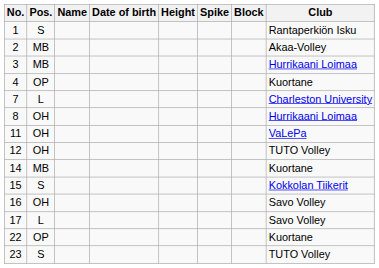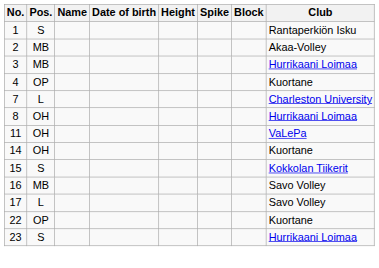- row: (16, 151)
(41, 168) MB -> (41, 151) OH
(41, 202) OH -> (41, 185) MB
(299, 254) TUTO Volley -> (313, 237) Hurrikaani Loimaa
